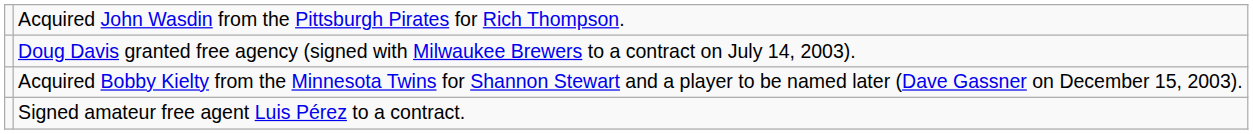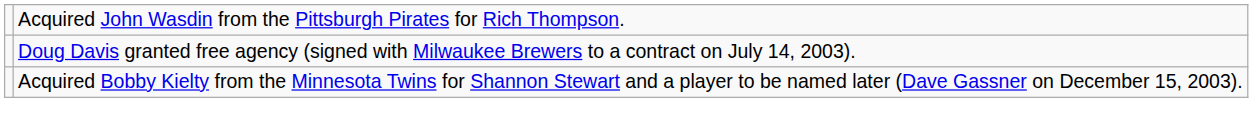- row: (242, 112)
